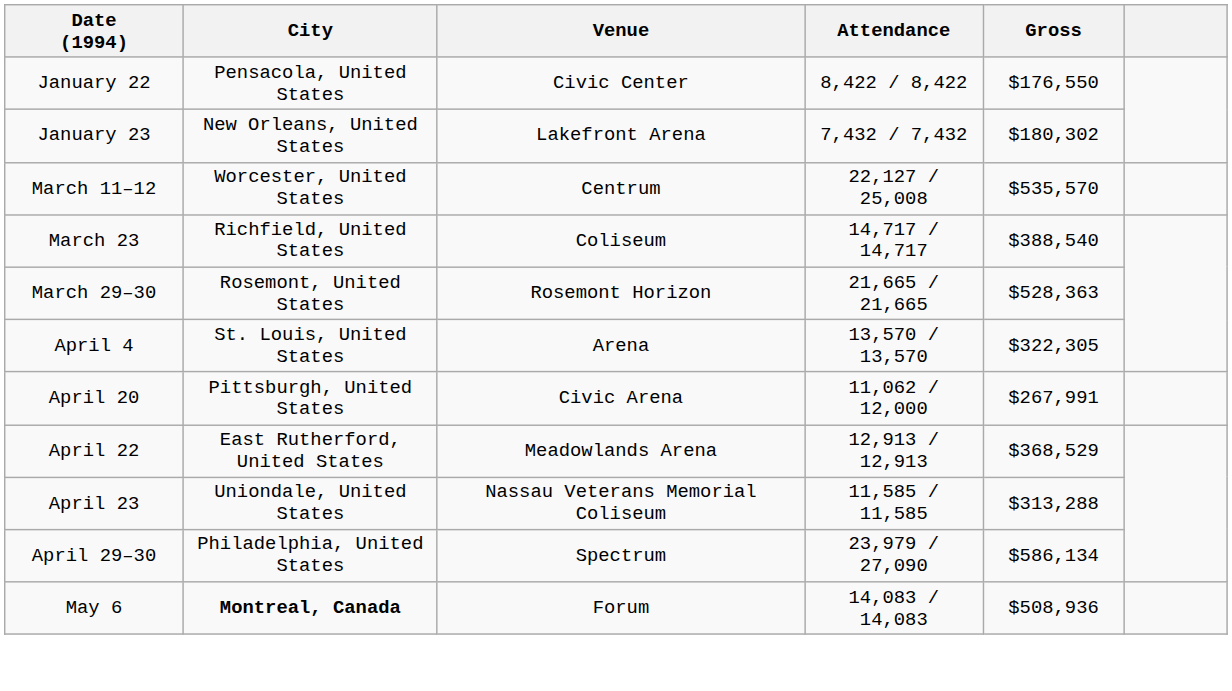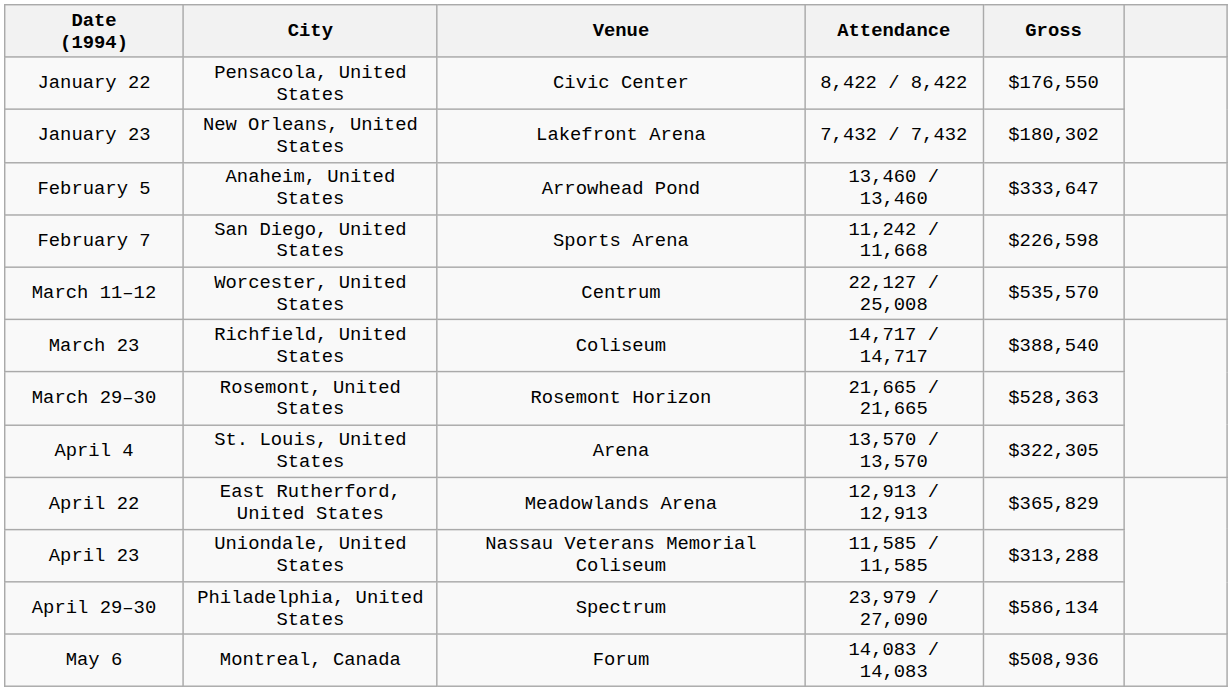+ row: (94, 188)
+ row: (94, 241)
- row: (94, 398)
(1054, 451) $368,529 -> (1054, 503) $365,829
(310, 608) bold -> (310, 661) normal
